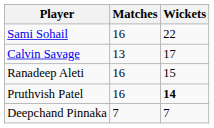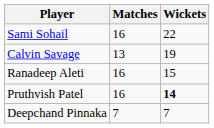(170, 53) 17 -> (170, 53) 19
